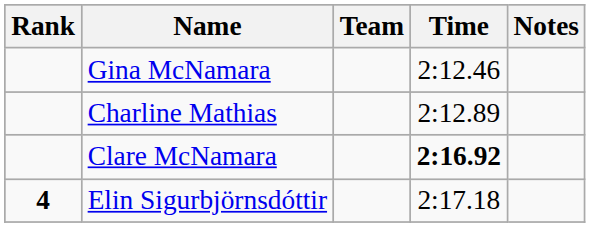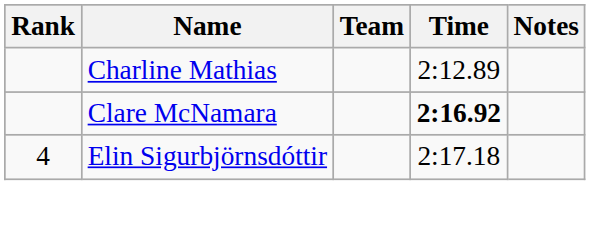- row: (179, 69)
(43, 199) bold -> (43, 156) normal
